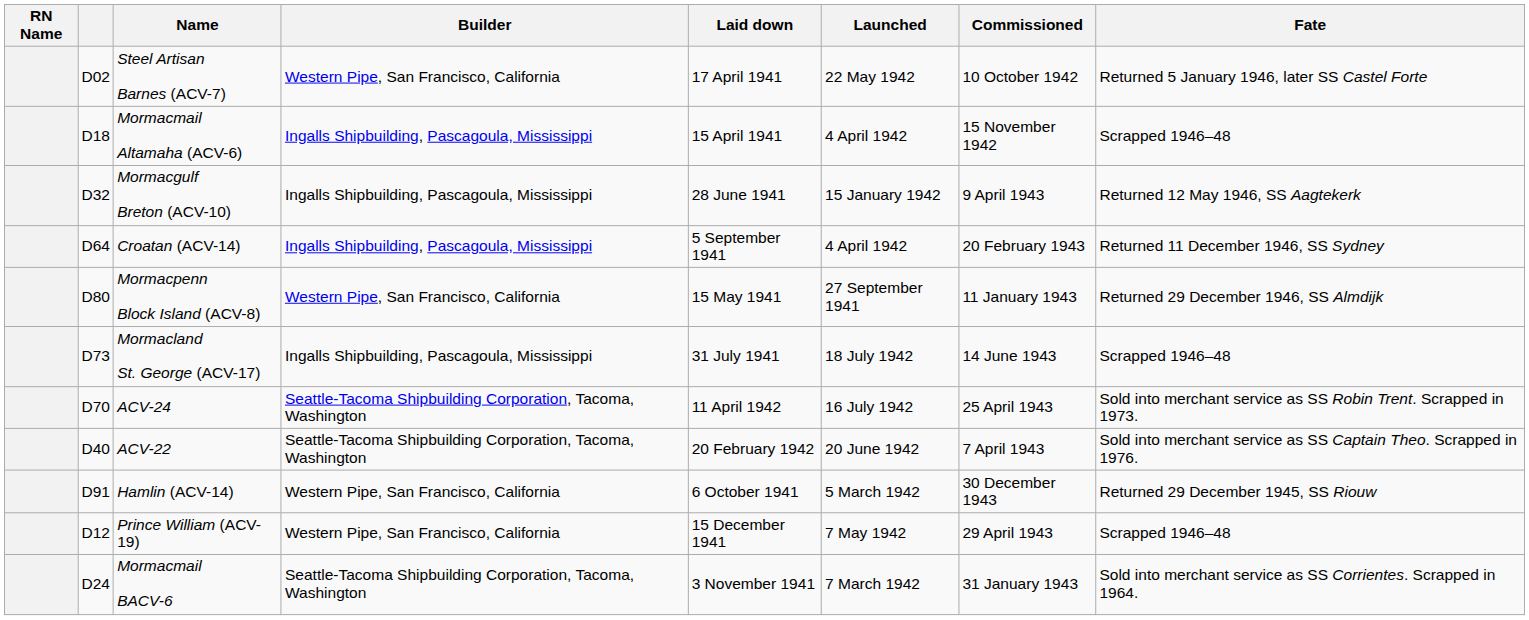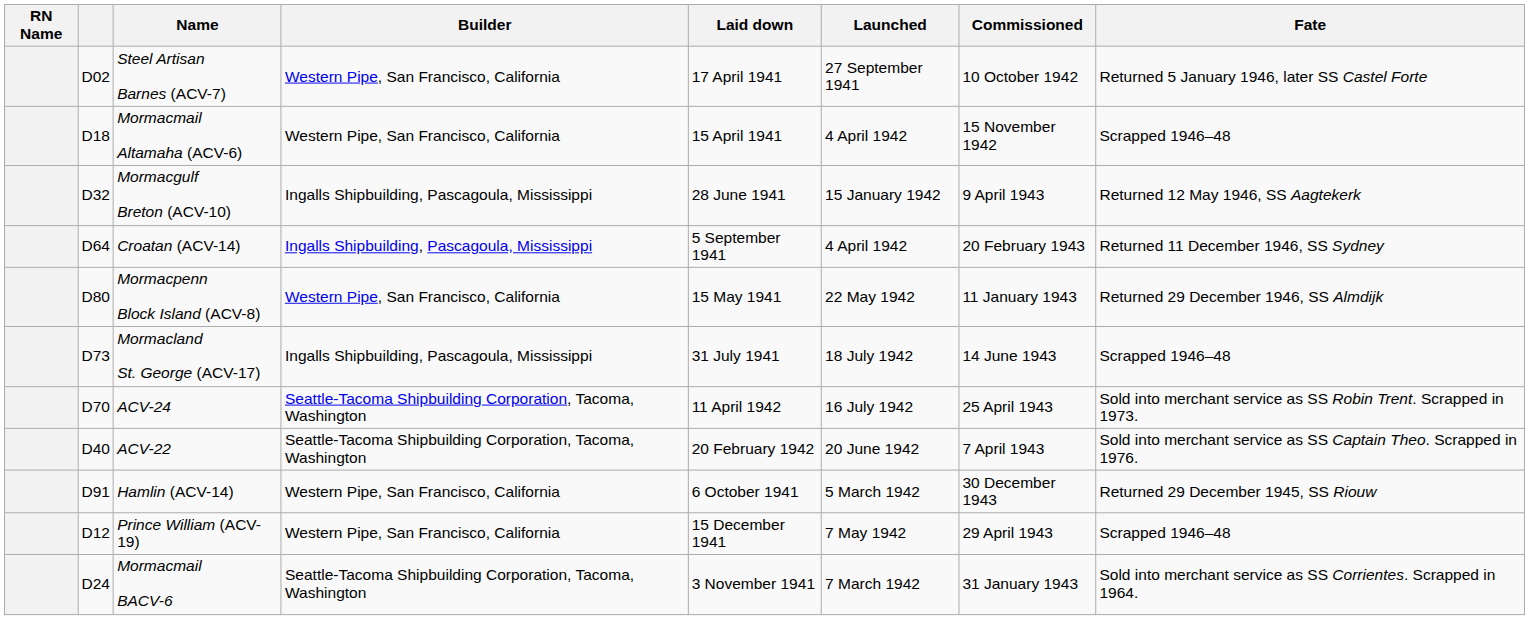(870, 76) 22 May 1942 -> (874, 76) 27 September 1941
(439, 135) Ingalls Shipbuilding, Pascagoula, Mississippi -> (422, 135) Western Pipe, San Francisco, California
(874, 297) 27 September 1941 -> (870, 297) 22 May 1942
